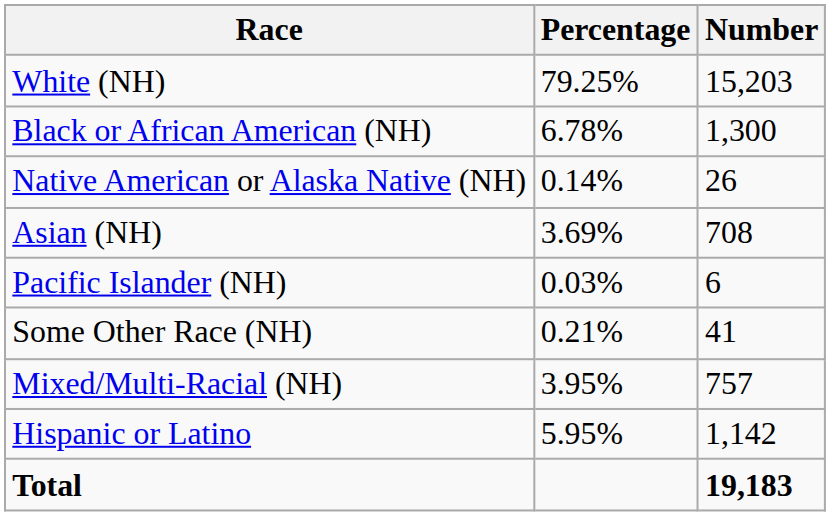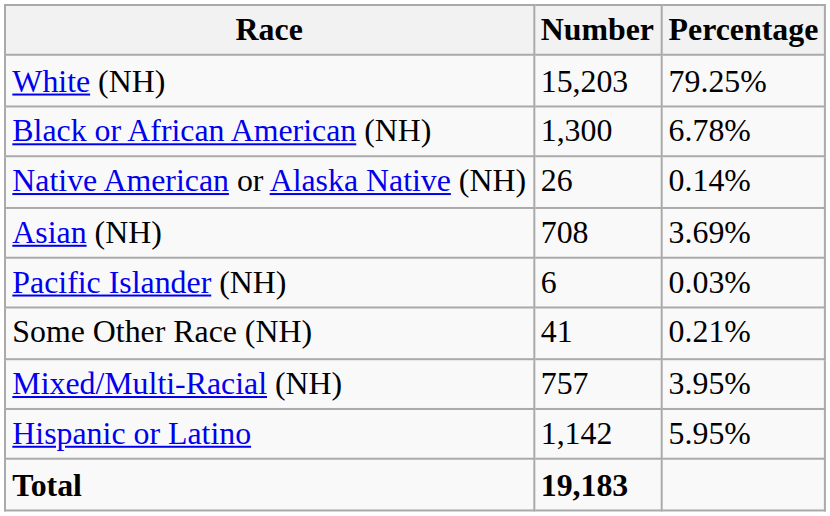columns swapped: (762, 29) <-> (616, 29)
